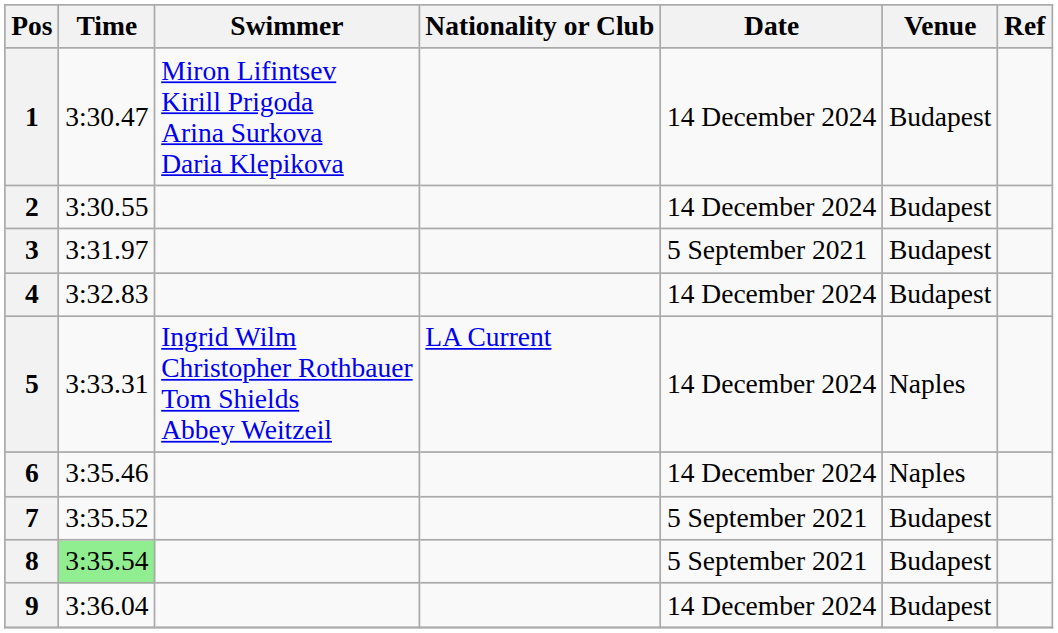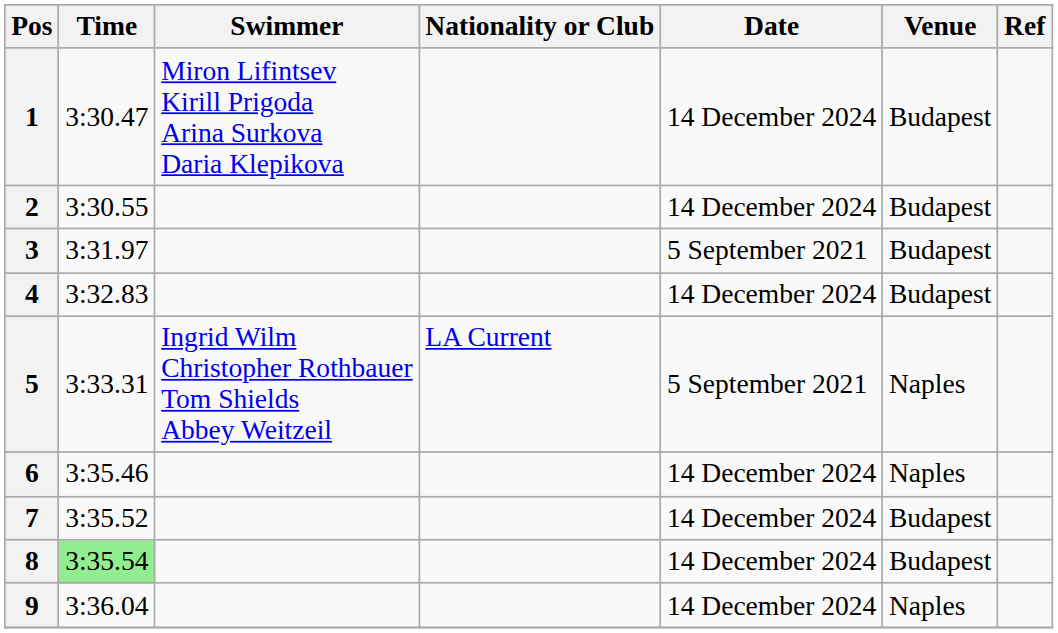(772, 383) 14 December 2024 -> (767, 383) 5 September 2021
(767, 517) 5 September 2021 -> (772, 517) 14 December 2024
(767, 561) 5 September 2021 -> (772, 561) 14 December 2024
(940, 604) Budapest -> (927, 604) Naples
